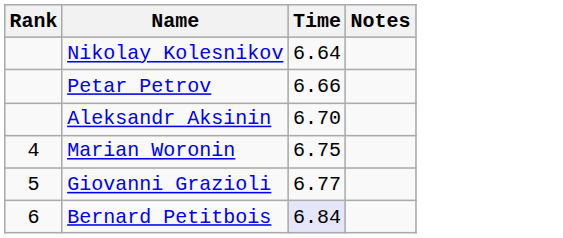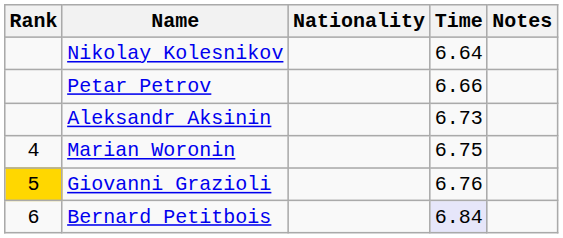+ column: (359, 21)
(317, 119) 6.70 -> (459, 119) 6.73
(34, 184) no background -> (34, 184) gold background
(317, 184) 6.77 -> (459, 184) 6.76
